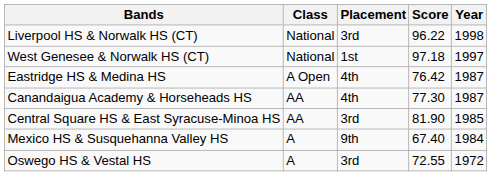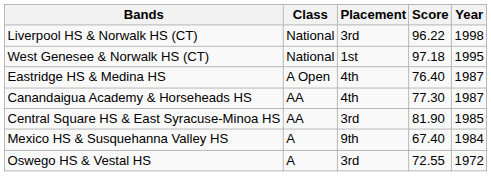(469, 56) 1997 -> (469, 56) 1995
(428, 77) 76.42 -> (428, 77) 76.40
